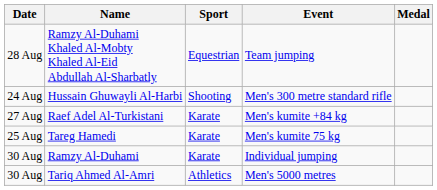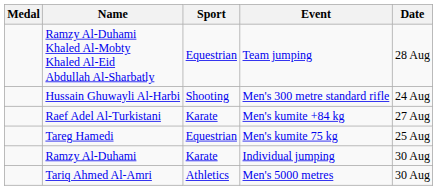columns swapped: (414, 14) <-> (25, 14)
(204, 136) Karate -> (211, 136) Equestrian
